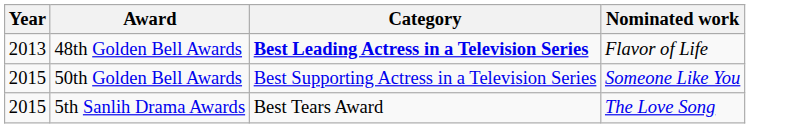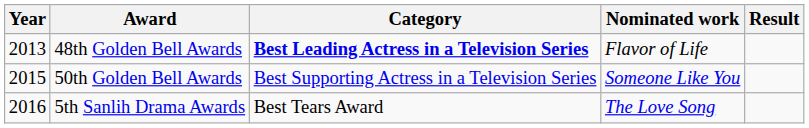+ column: (774, 19)
(27, 107) 2015 -> (27, 107) 2016
